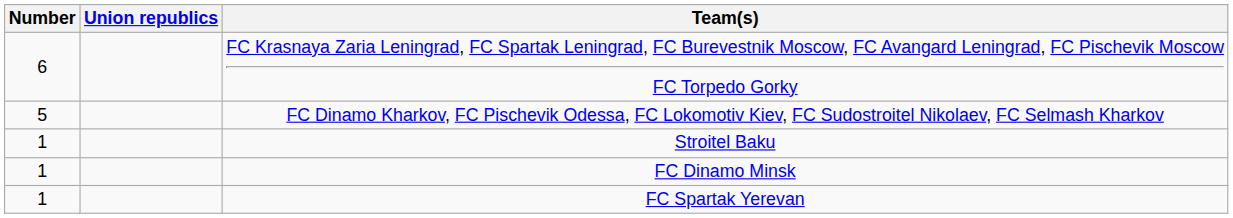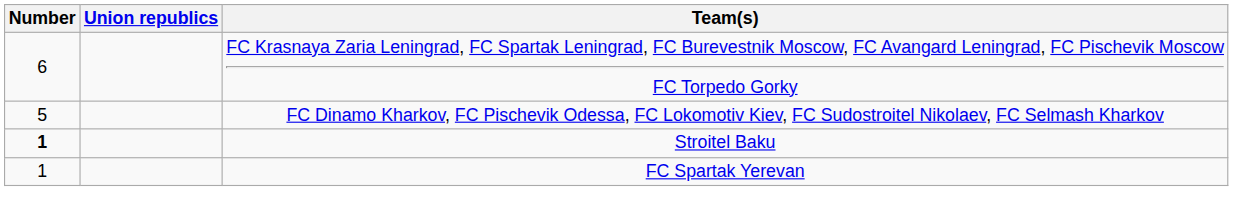(42, 143) normal -> (42, 143) bold
- row: (725, 171)
